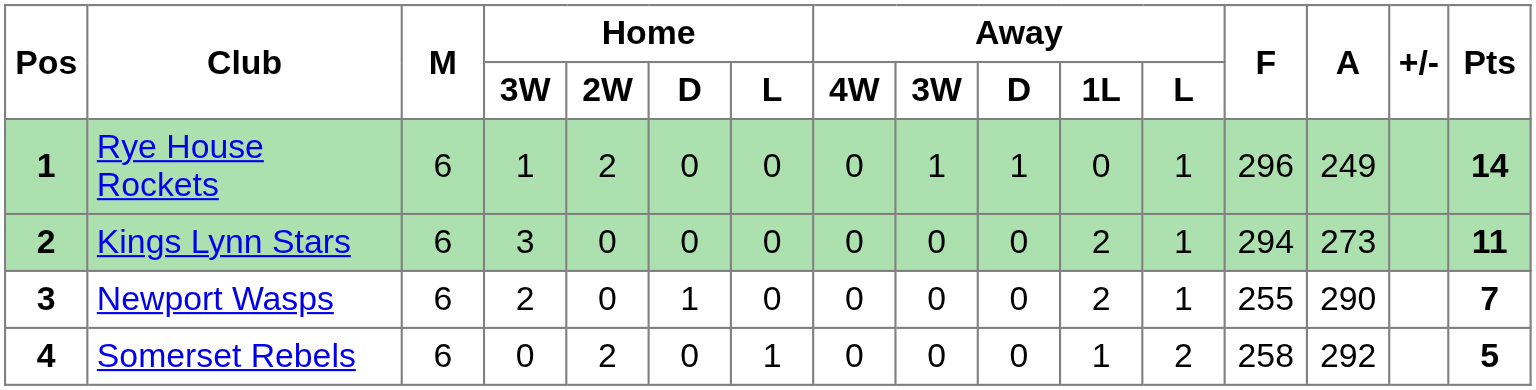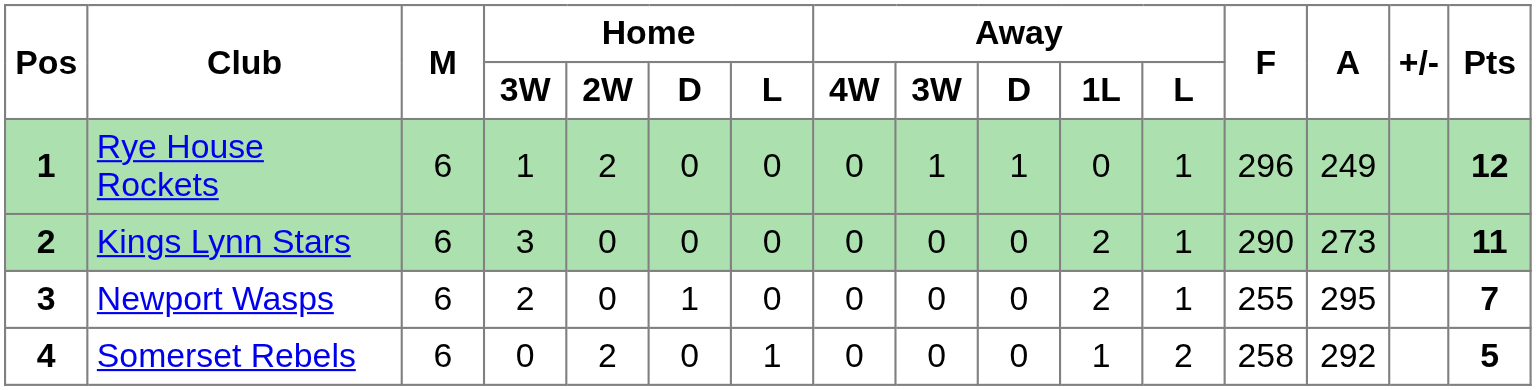(1490, 165) 14 -> (1490, 165) 12
(1266, 241) 294 -> (1266, 241) 290
(1348, 298) 290 -> (1348, 298) 295
